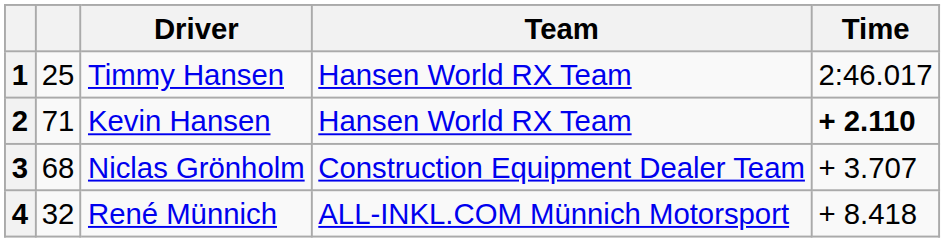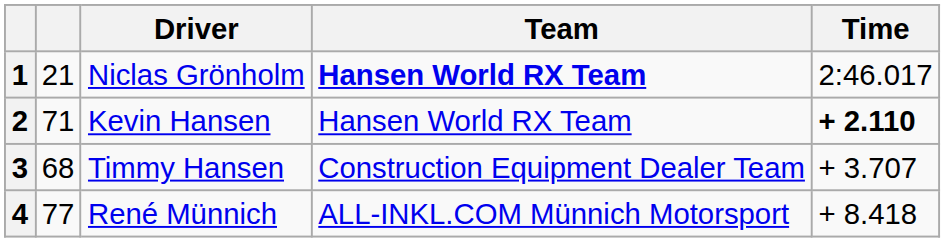(58, 75) 25 -> (58, 75) 21
(186, 75) Timmy Hansen -> (196, 75) Niclas Grönholm
(475, 75) normal -> (482, 75) bold
(196, 168) Niclas Grönholm -> (186, 168) Timmy Hansen
(58, 214) 32 -> (58, 214) 77
